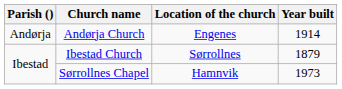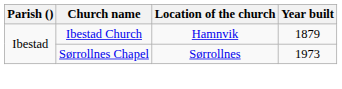- row: (104, 34)
(215, 53) Sørrollnes -> (215, 34) Hamnvik
(215, 73) Hamnvik -> (215, 53) Sørrollnes
